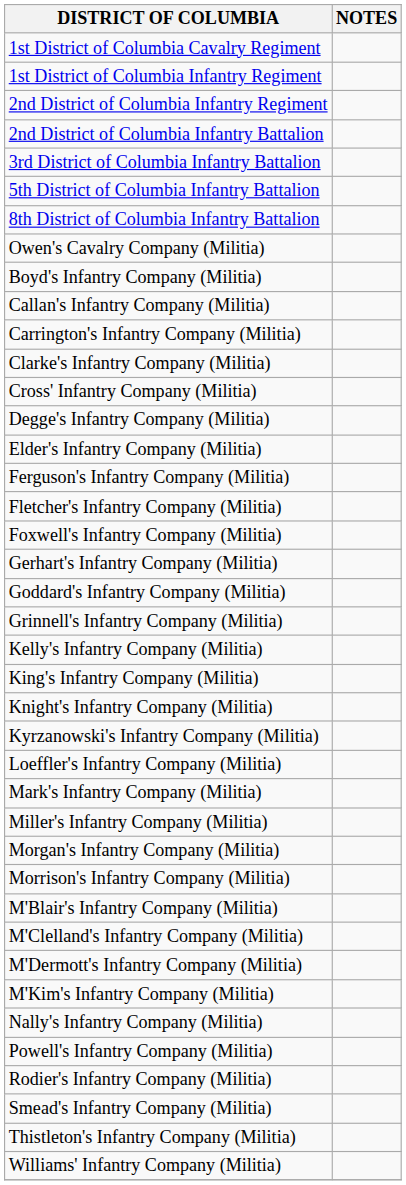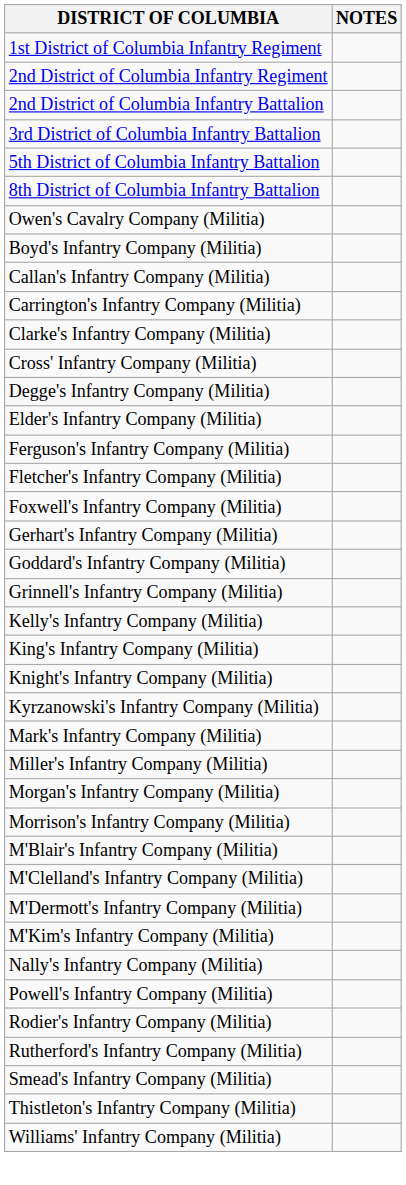- row: (165, 47)
- row: (145, 764)
+ row: (155, 1051)
